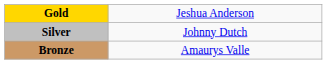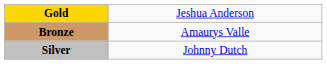rows swapped: (56, 31) <-> (56, 50)
